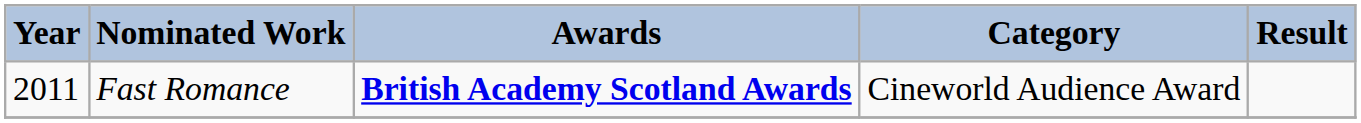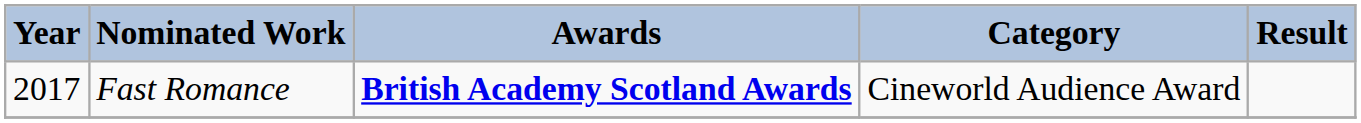(46, 88) 2011 -> (47, 88) 2017
